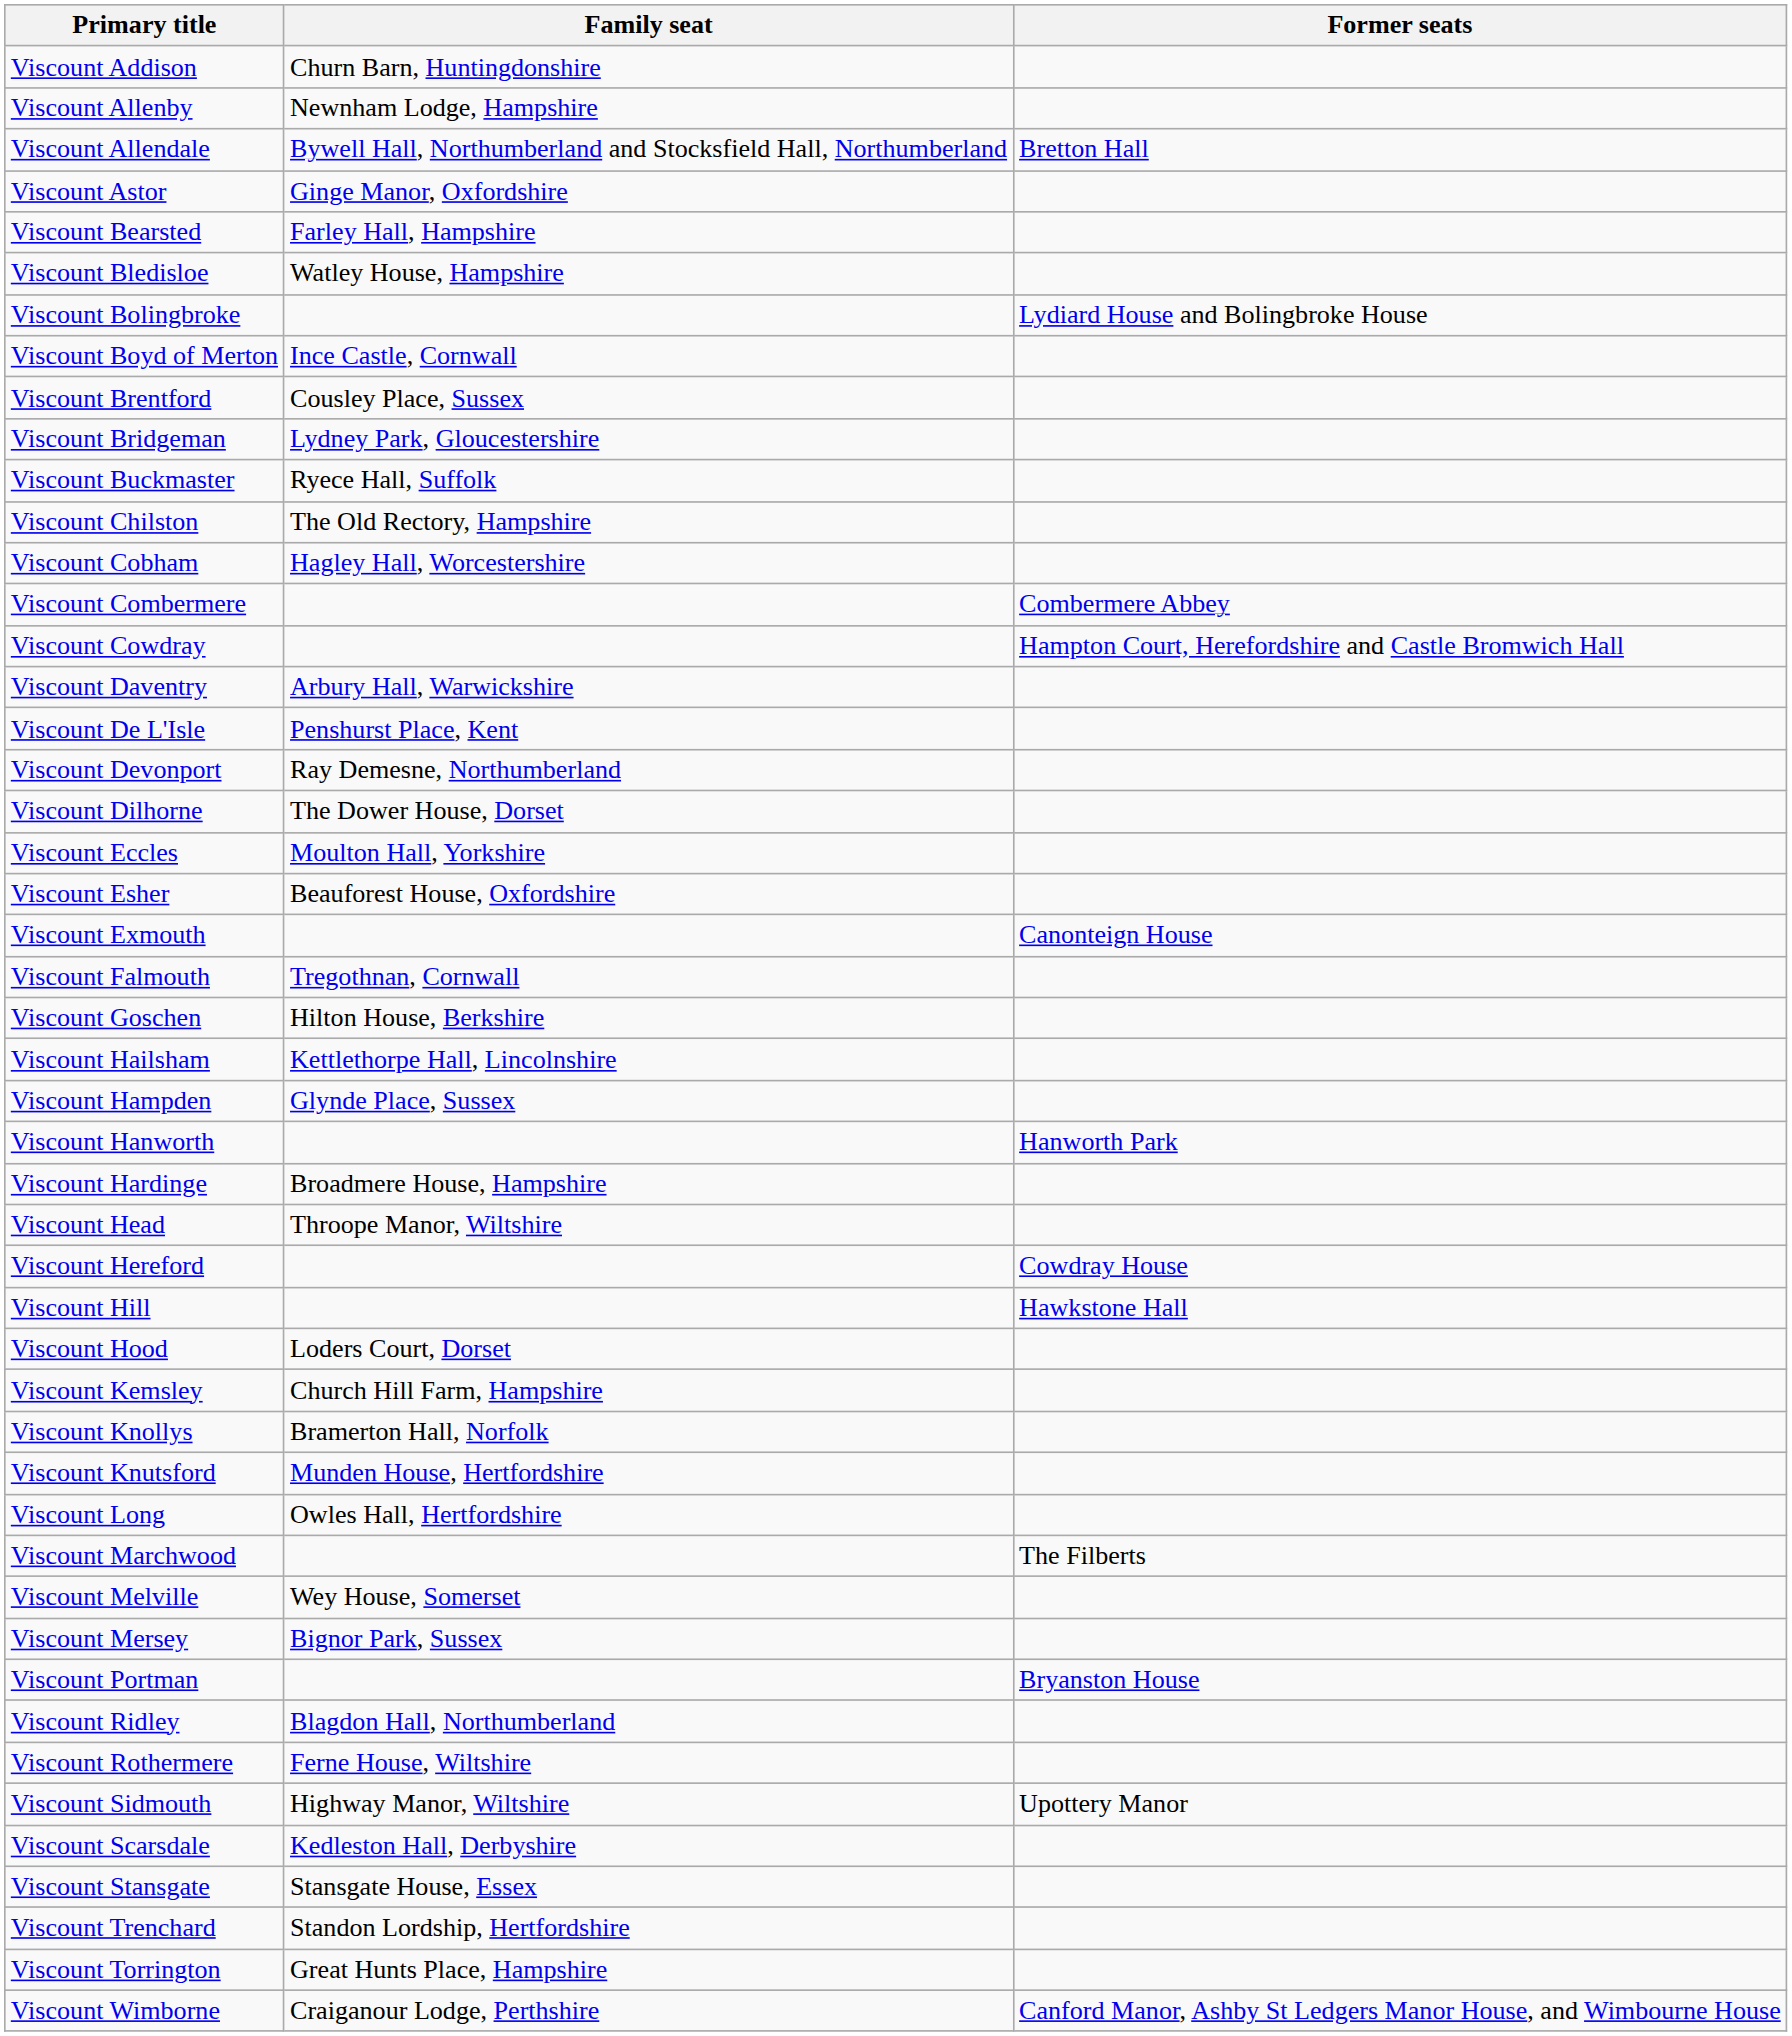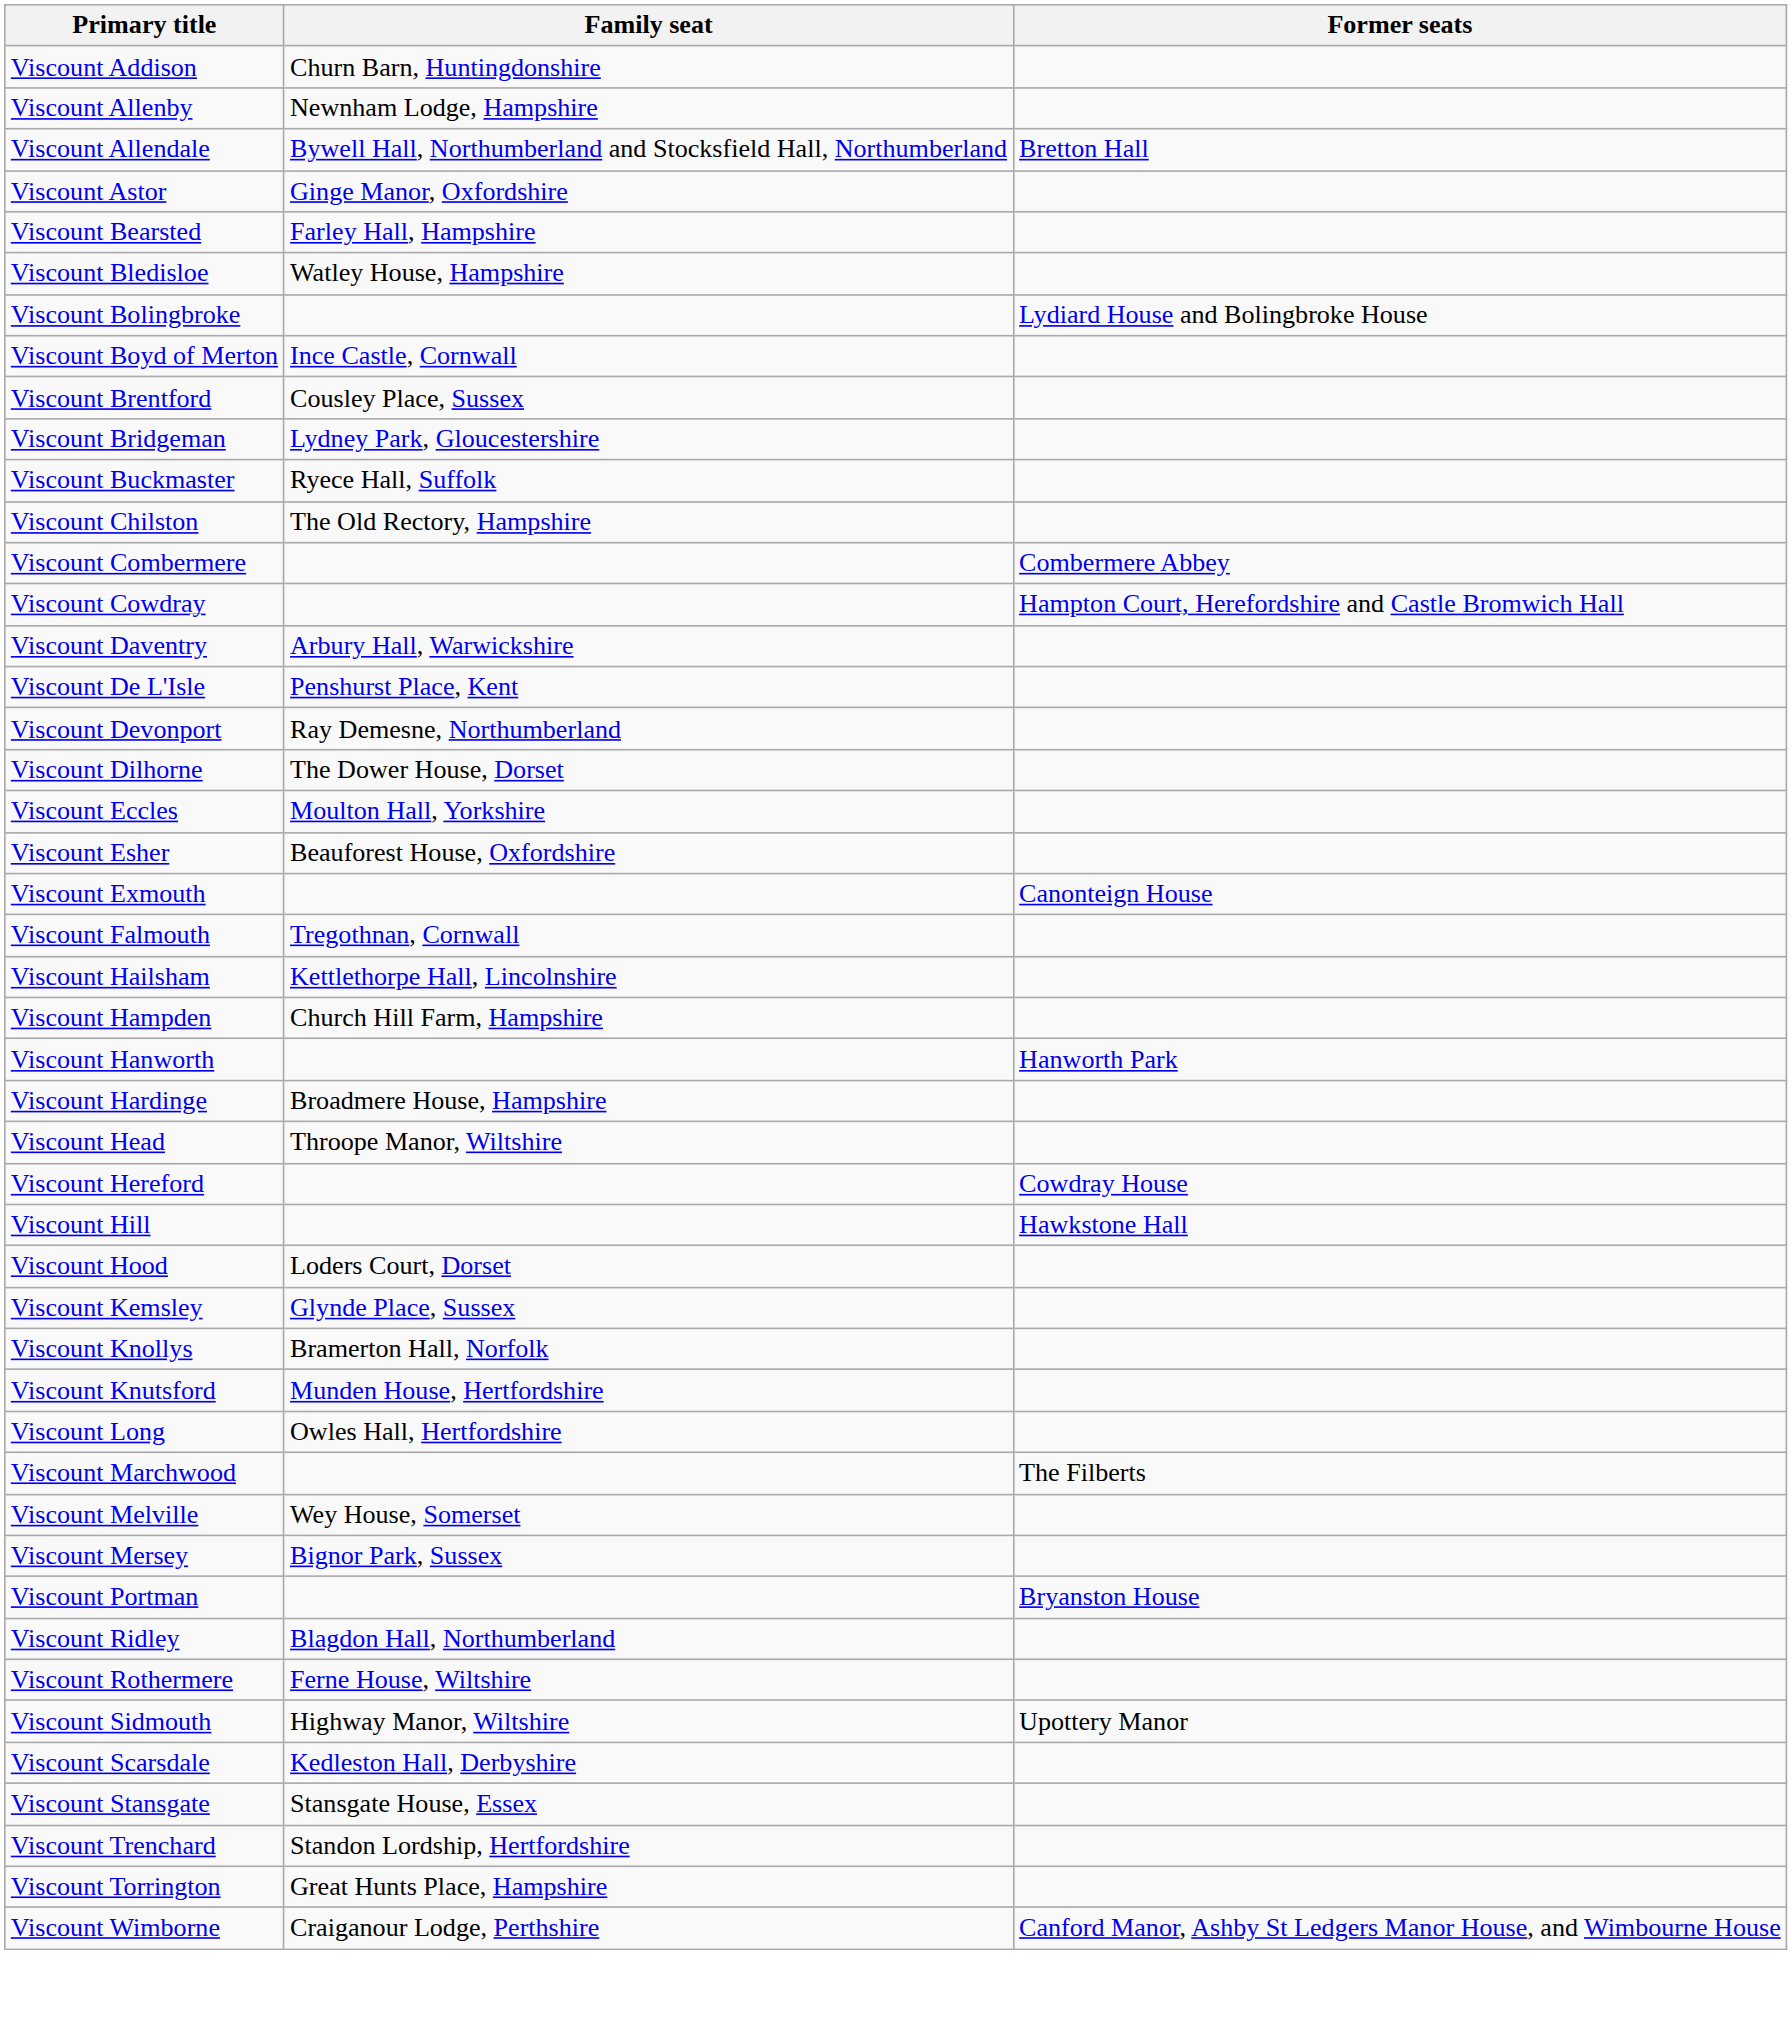- row: (105, 562)
- row: (106, 1017)
(403, 1100) Glynde Place, Sussex -> (446, 1017) Church Hill Farm, Hampshire
(446, 1390) Church Hill Farm, Hampshire -> (403, 1307) Glynde Place, Sussex
